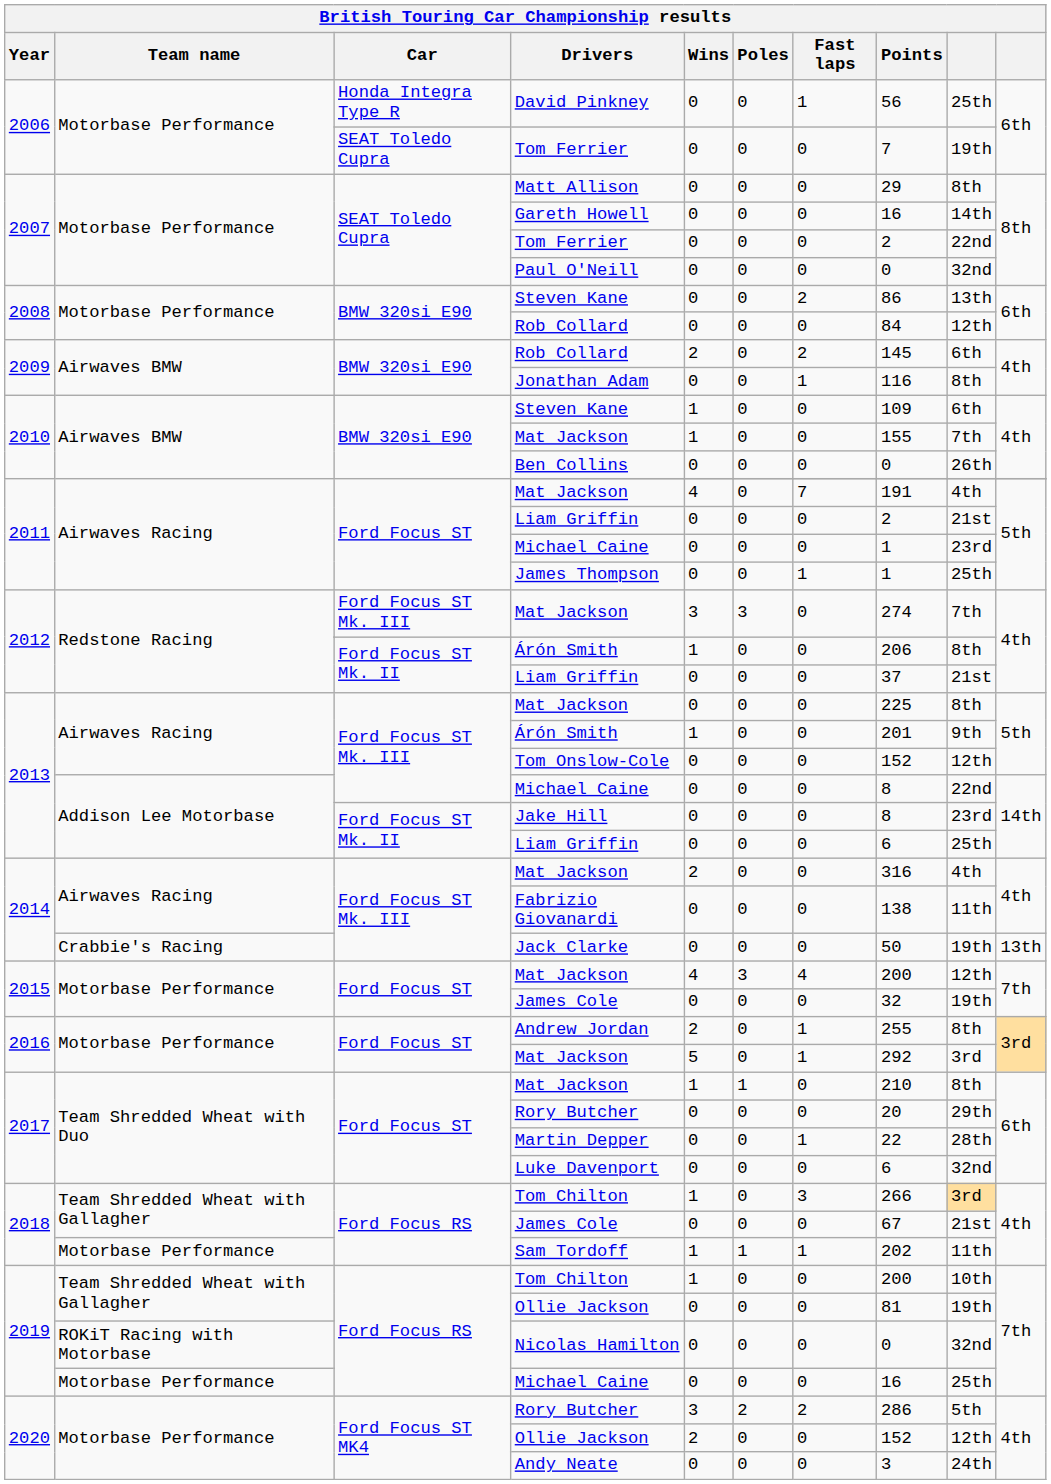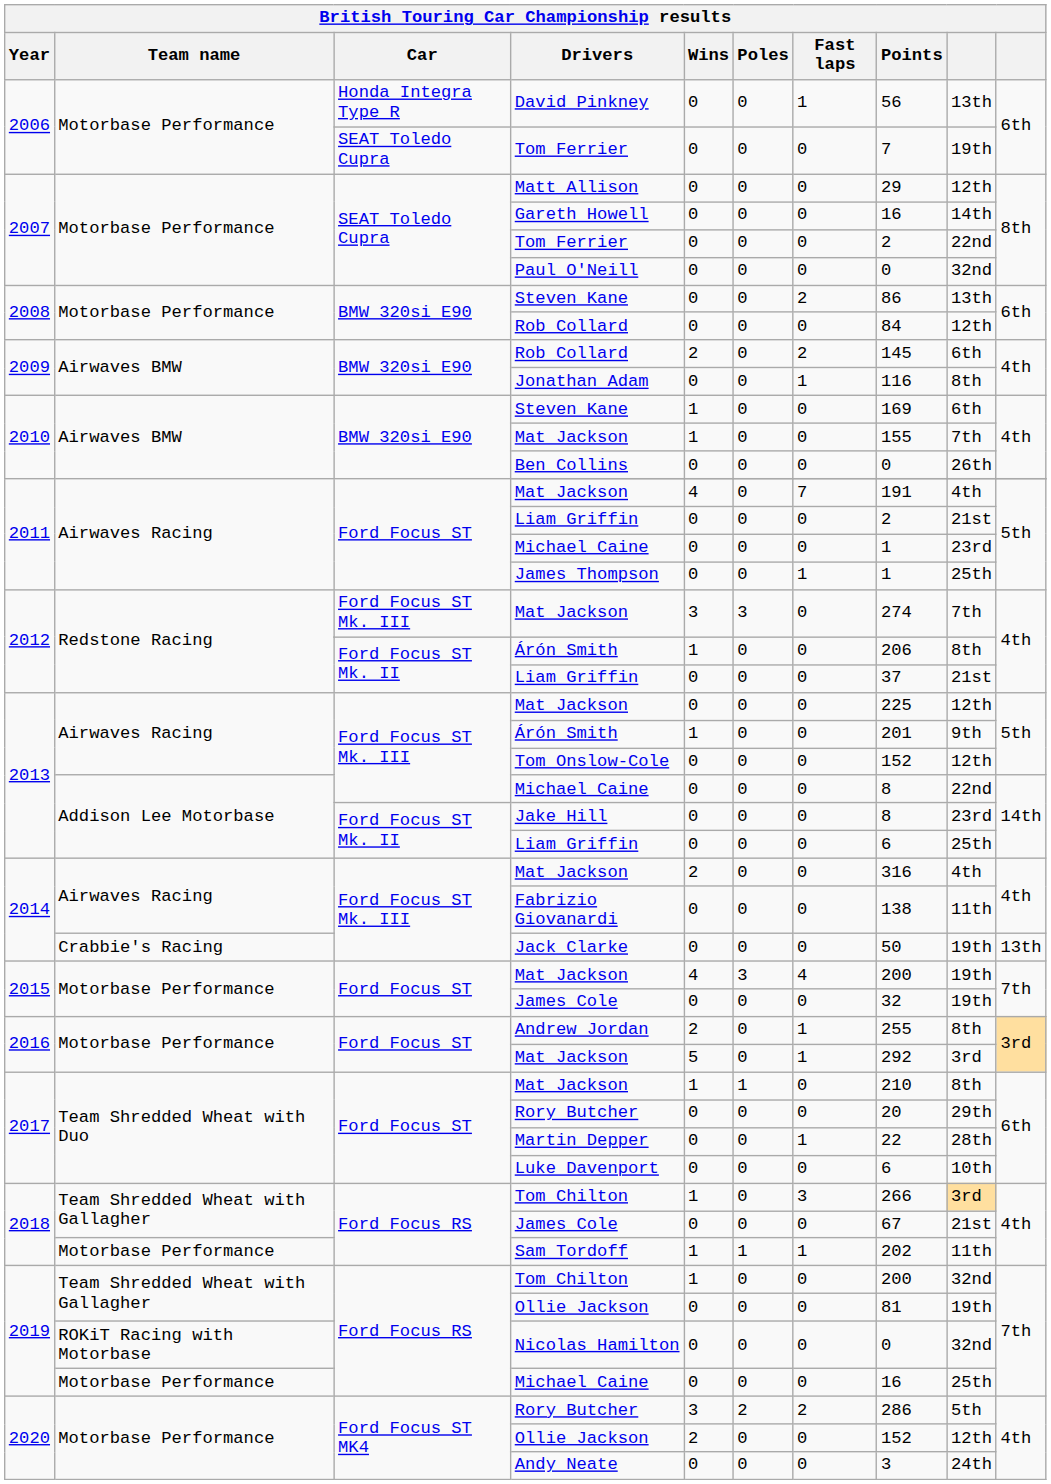(972, 104) 25th -> (972, 104) 13th
(966, 188) 8th -> (972, 188) 12th
(896, 410) 109 -> (896, 410) 169
(966, 706) 8th -> (972, 706) 12th
(972, 975) 12th -> (972, 975) 19th
(972, 1169) 32nd -> (972, 1169) 10th
(972, 1280) 10th -> (972, 1280) 32nd
